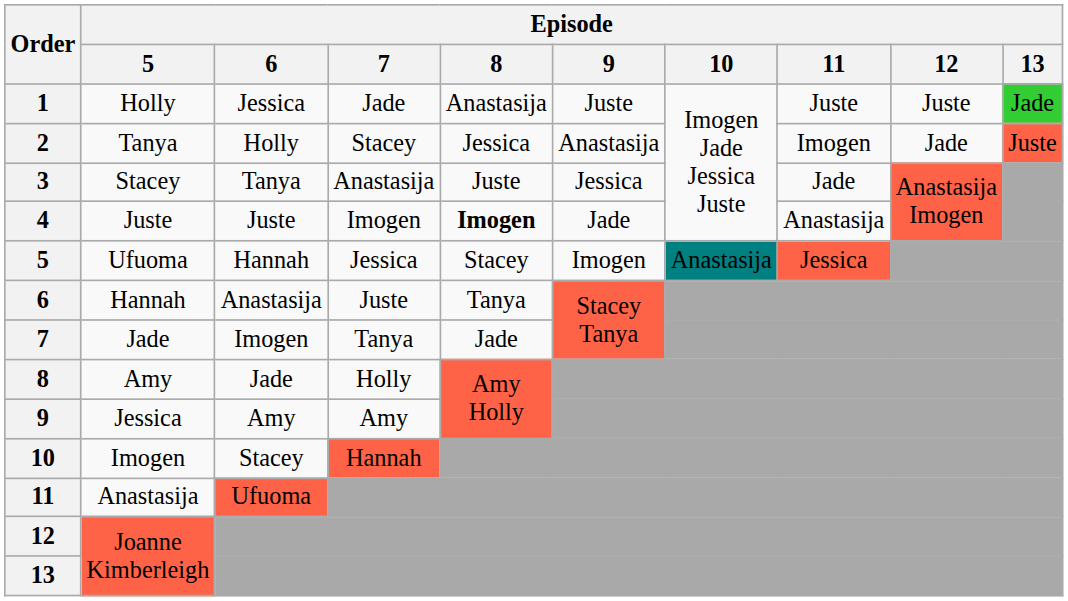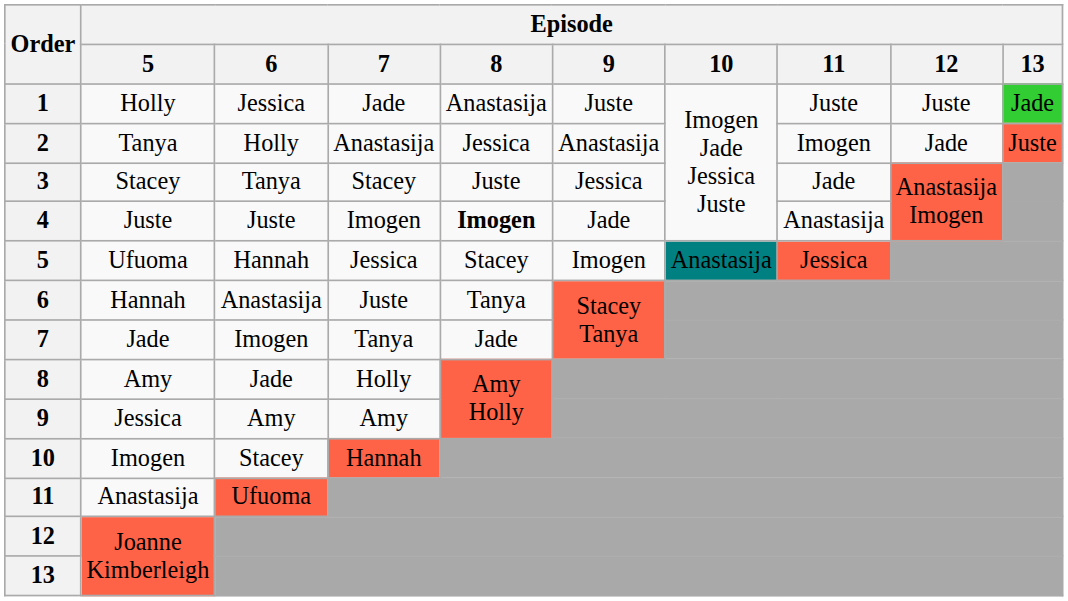(384, 142) Stacey -> (384, 142) Anastasija
(384, 181) Anastasija -> (384, 181) Stacey
